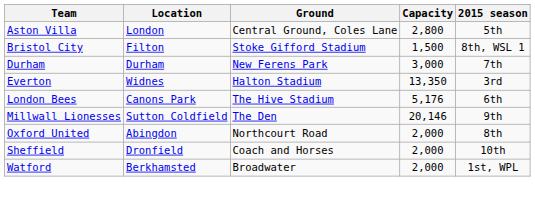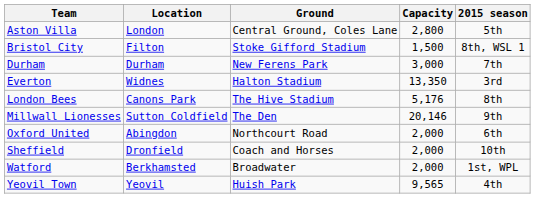(493, 99) 6th -> (493, 99) 8th
(493, 133) 8th -> (493, 133) 6th
+ row: (42, 185)
